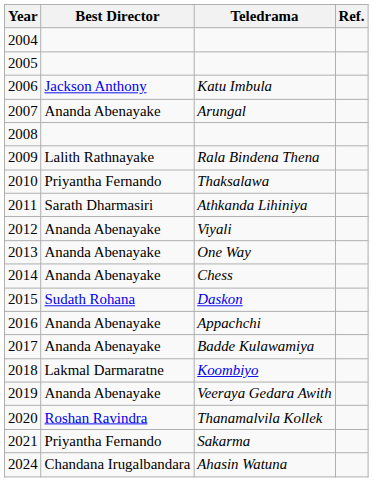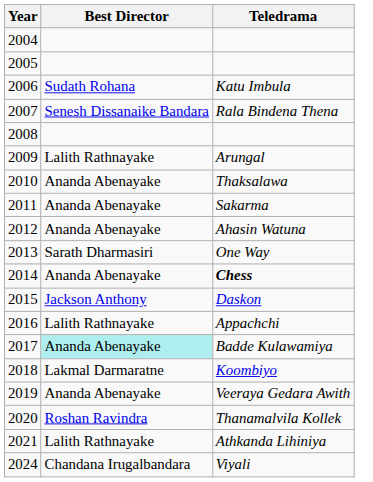- column: (352, 16)
(96, 87) Jackson Anthony -> (90, 87) Sudath Rohana
(103, 110) Ananda Abenayake -> (127, 110) Senesh Dissanaike Bandara
(222, 110) Arungal -> (277, 110) Rala Bindena Thena
(258, 157) Rala Bindena Thena -> (240, 157) Arungal
(103, 181) Priyantha Fernando -> (103, 181) Ananda Abenayake
(99, 205) Sarath Dharmasiri -> (103, 205) Ananda Abenayake
(252, 205) Athkanda Lihiniya -> (242, 205) Sakarma
(214, 228) Viyali -> (261, 228) Ahasin Watuna
(103, 252) Ananda Abenayake -> (99, 252) Sarath Dharmasiri
(215, 275) normal -> (234, 275) bold
(90, 299) Sudath Rohana -> (96, 299) Jackson Anthony
(103, 323) Ananda Abenayake -> (99, 323) Lalith Rathnayake
(103, 346) no background -> (103, 346) paleturquoise background
(103, 441) Priyantha Fernando -> (99, 441) Lalith Rathnayake
(224, 441) Sakarma -> (271, 441) Athkanda Lihiniya
(242, 464) Ahasin Watuna -> (233, 464) Viyali
